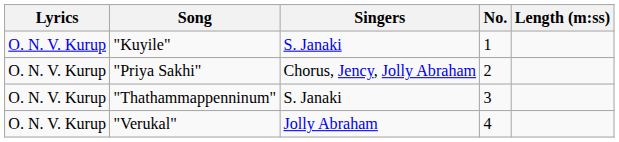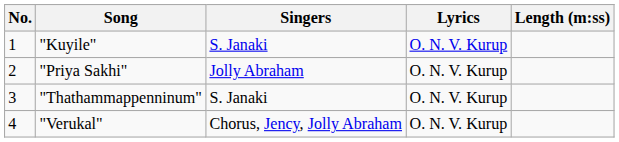columns swapped: (495, 17) <-> (57, 17)
(380, 71) Chorus, Jency, Jolly Abraham -> (257, 71) Jolly Abraham
(331, 124) Jolly Abraham -> (306, 124) Chorus, Jency, Jolly Abraham
